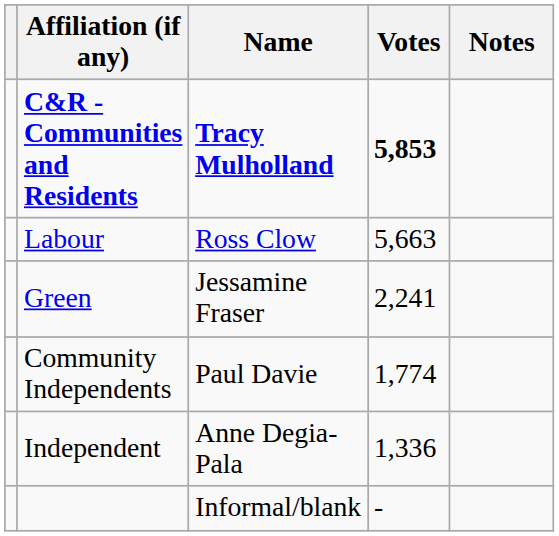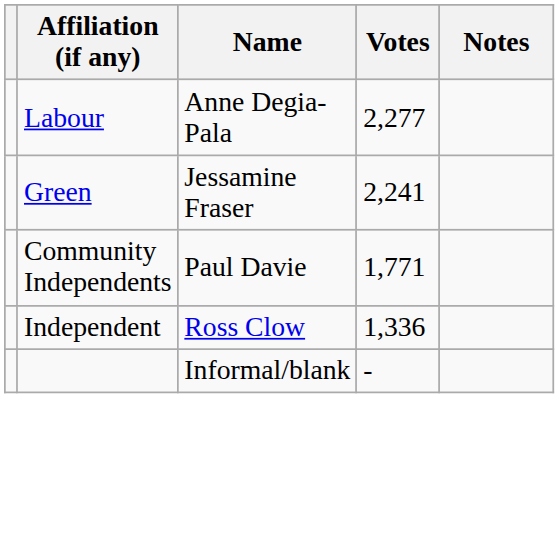- row: (103, 148)
(256, 238) Ross Clow -> (255, 117) Anne Degia-Pala
(405, 238) 5,663 -> (394, 117) 2,277
(405, 373) 1,774 -> (394, 267) 1,771
(266, 448) Anne Degia-Pala -> (245, 326) Ross Clow
